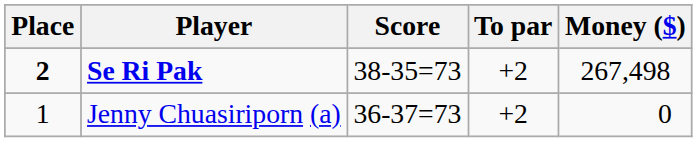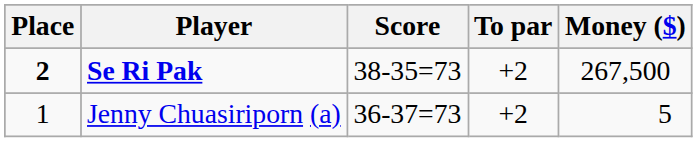(625, 70) 267,498 -> (625, 70) 267,500
(672, 114) 0 -> (672, 114) 5
